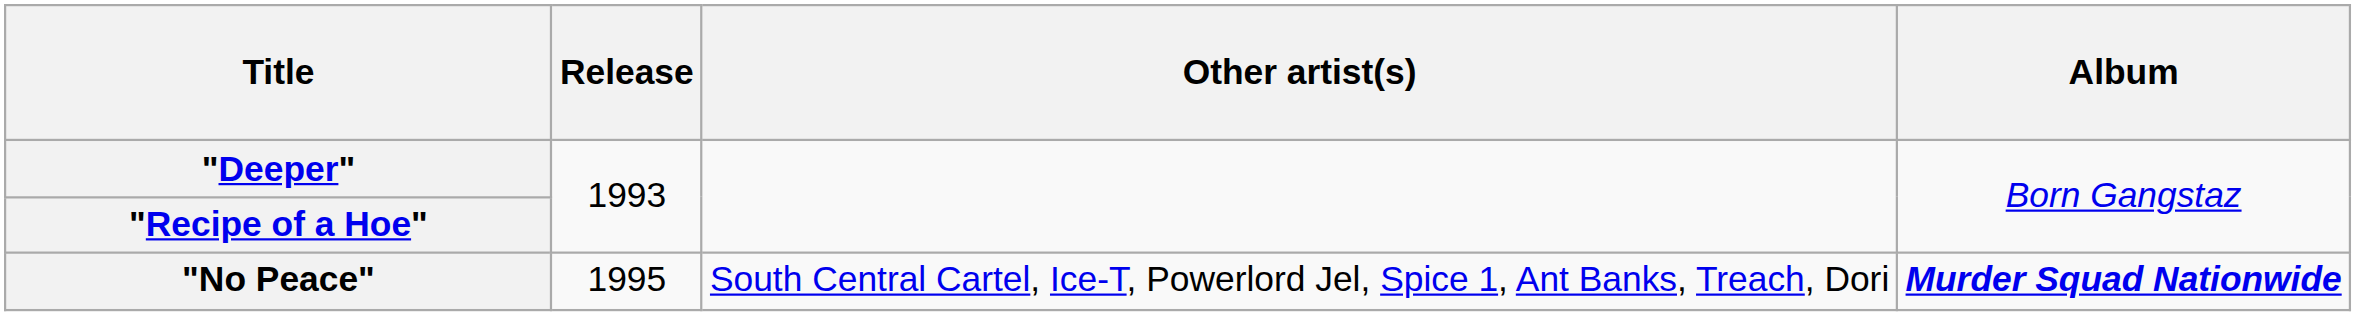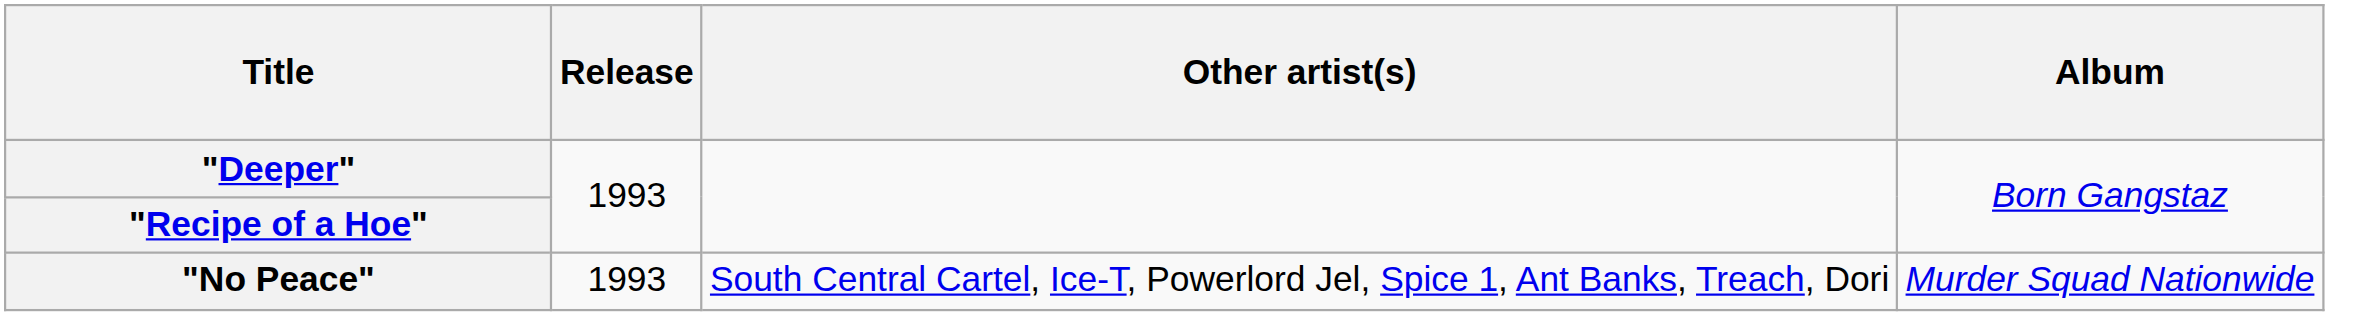(627, 280) 1995 -> (627, 280) 1993
(2124, 280) bold -> (2110, 280) normal
